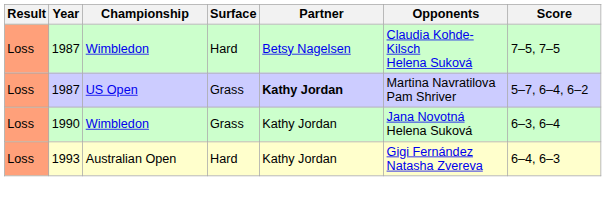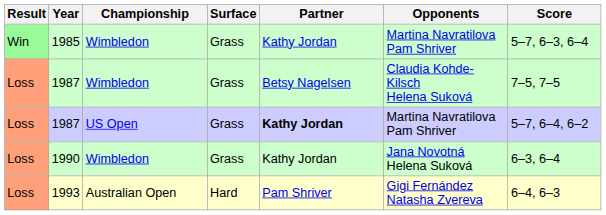+ row: (66, 41)
(224, 48) Hard -> (227, 83) Grass
(299, 158) Kathy Jordan -> (297, 192) Pam Shriver
